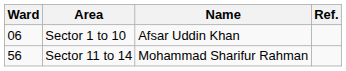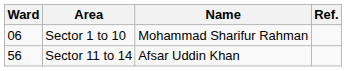(189, 35) Afsar Uddin Khan -> (223, 35) Mohammad Sharifur Rahman
(223, 55) Mohammad Sharifur Rahman -> (189, 55) Afsar Uddin Khan
